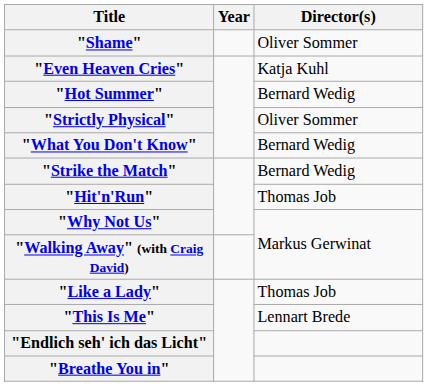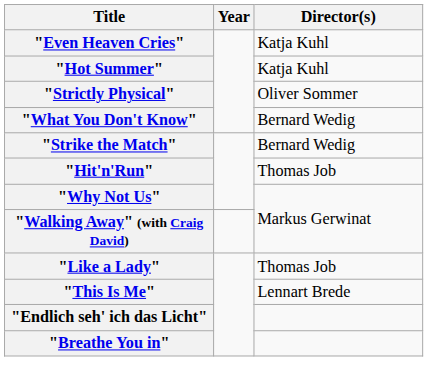- row: (109, 42)
(306, 94) Bernard Wedig -> (293, 68) Katja Kuhl
